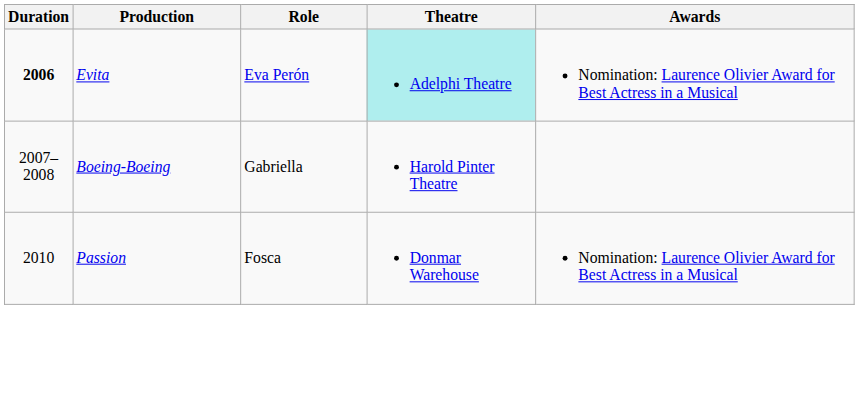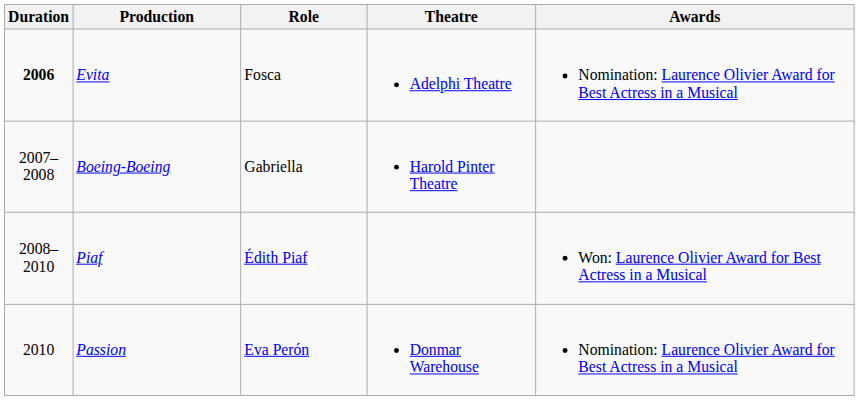(277, 75) Eva Perón -> (263, 75) Fosca
(451, 84) paleturquoise background -> (451, 84) no background
+ row: (89, 258)
(263, 258) Fosca -> (277, 349) Eva Perón
